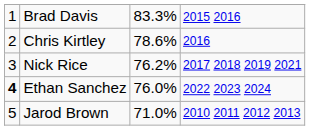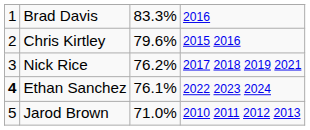(212, 17) 2015 2016 -> (197, 17) 2016
(155, 40) 78.6% -> (155, 40) 79.6%
(197, 41) 2016 -> (212, 41) 2015 2016
(155, 88) 76.0% -> (155, 88) 76.1%
